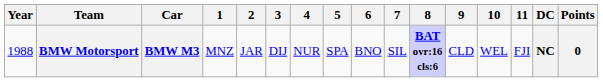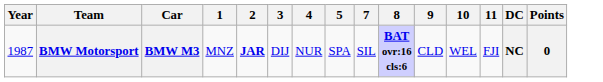- column: (368, 14)
(20, 50) 1988 -> (20, 50) 1987
(251, 50) normal -> (252, 50) bold
